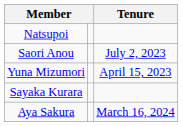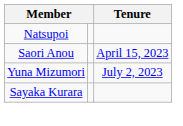(135, 53) July 2, 2023 -> (132, 53) April 15, 2023
(135, 72) April 15, 2023 -> (132, 72) July 2, 2023
- row: (46, 111)
